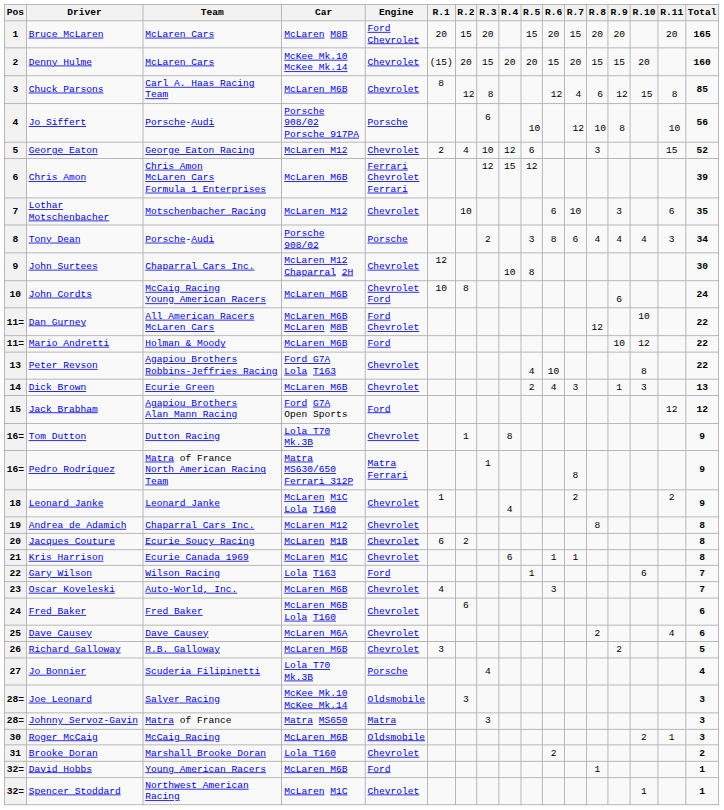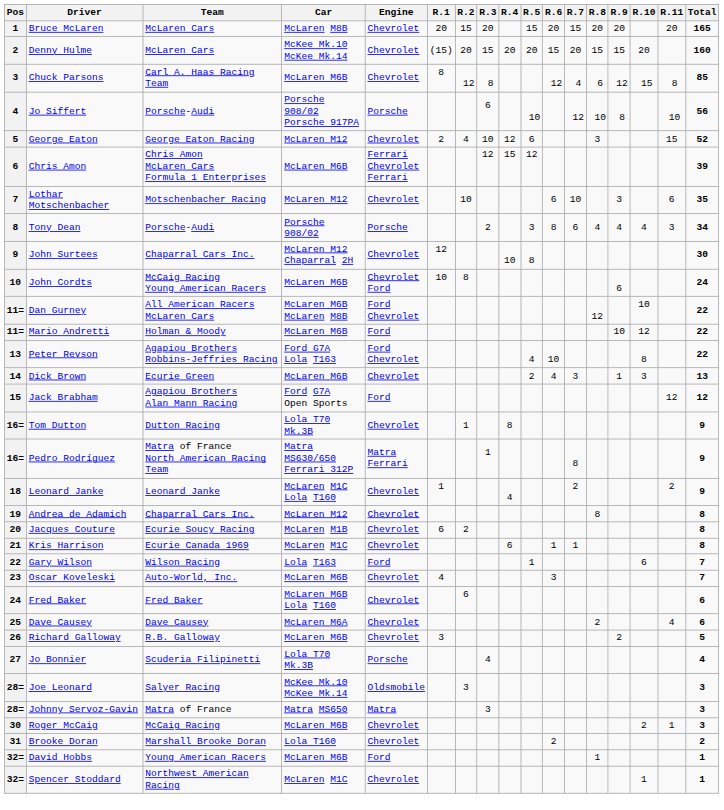(393, 34) Ford Chevrolet -> (393, 28) Chevrolet
(393, 365) Chevrolet -> (393, 354) Ford Chevrolet
(396, 737) Oldsmobile -> (393, 725) Chevrolet
